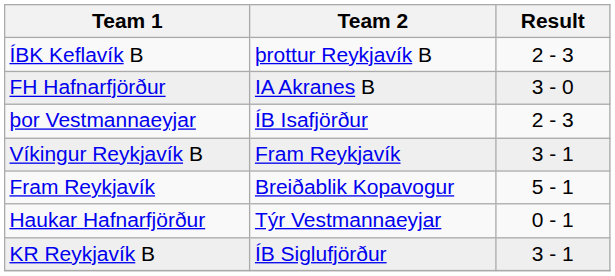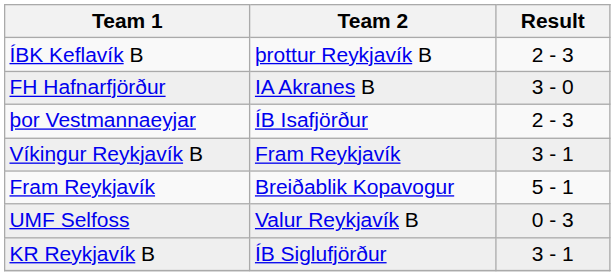+ row: (69, 220)
- row: (107, 220)
